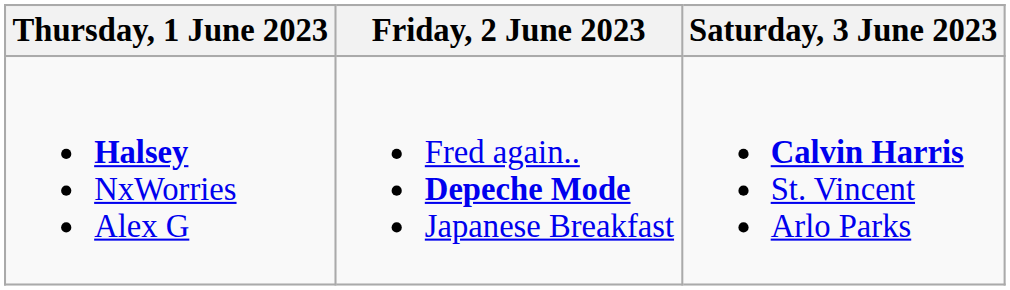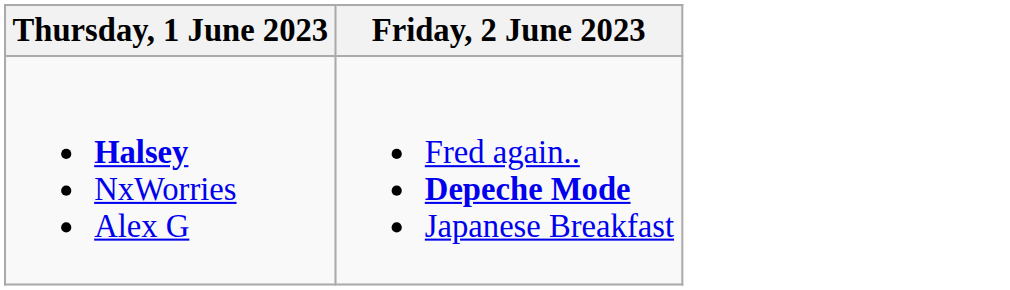- column: (843, 30)
